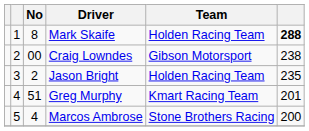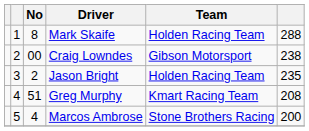(291, 35) bold -> (291, 35) normal
(291, 96) 201 -> (291, 96) 208
